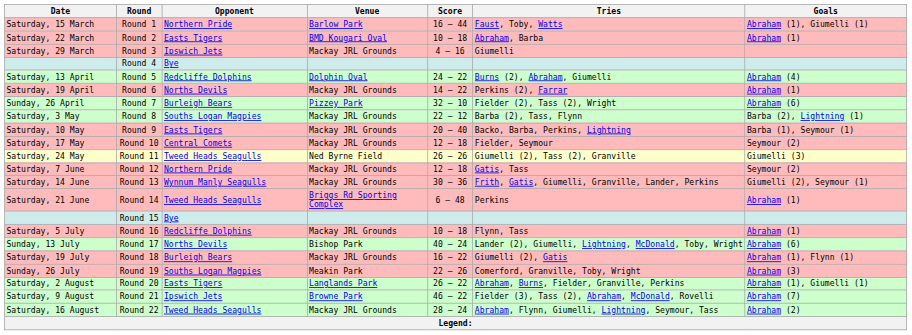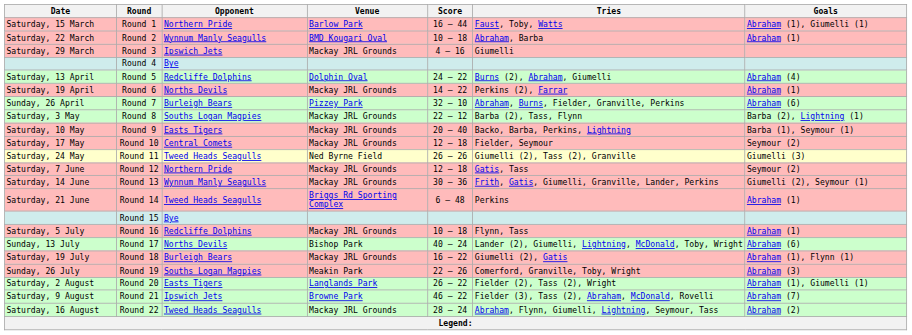(193, 37) Easts Tigers -> (215, 37) Wynnum Manly Seagulls
(546, 103) Fielder (2), Tass (2), Wright -> (580, 103) Abraham, Burns, Fielder, Granville, Perkins
(580, 283) Abraham, Burns, Fielder, Granville, Perkins -> (546, 283) Fielder (2), Tass (2), Wright
